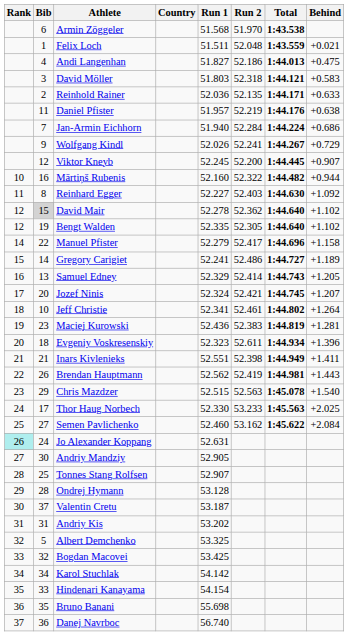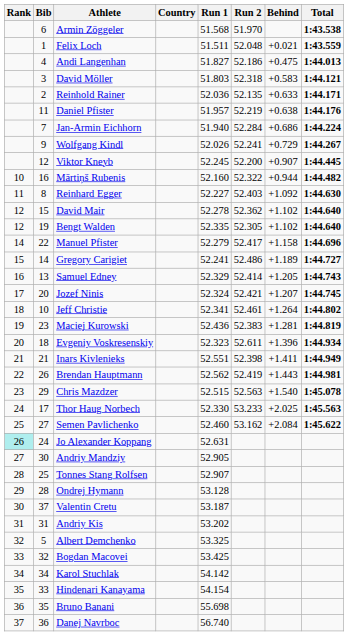columns swapped: (286, 12) <-> (325, 12)
(44, 210) lightgrey background -> (44, 210) no background
